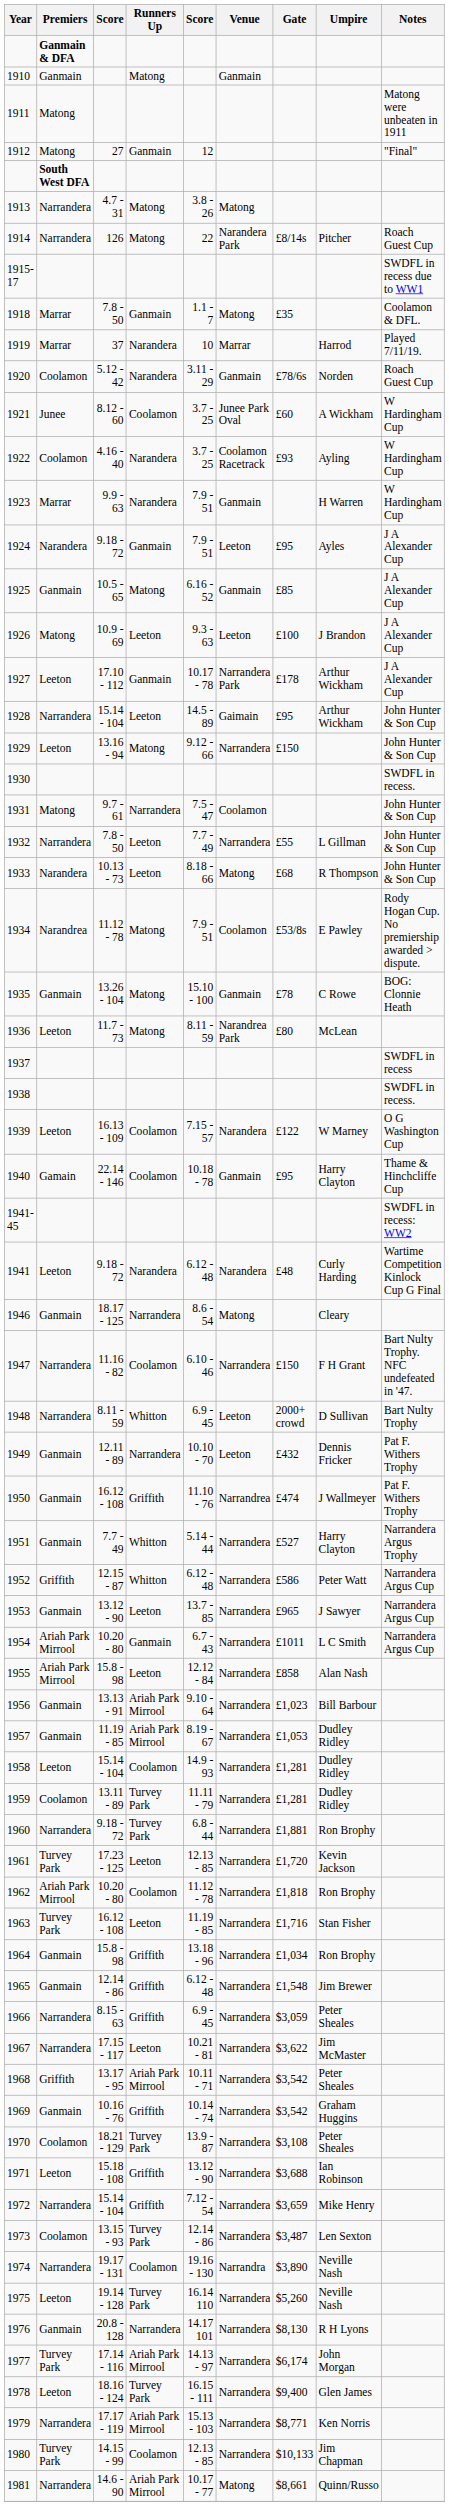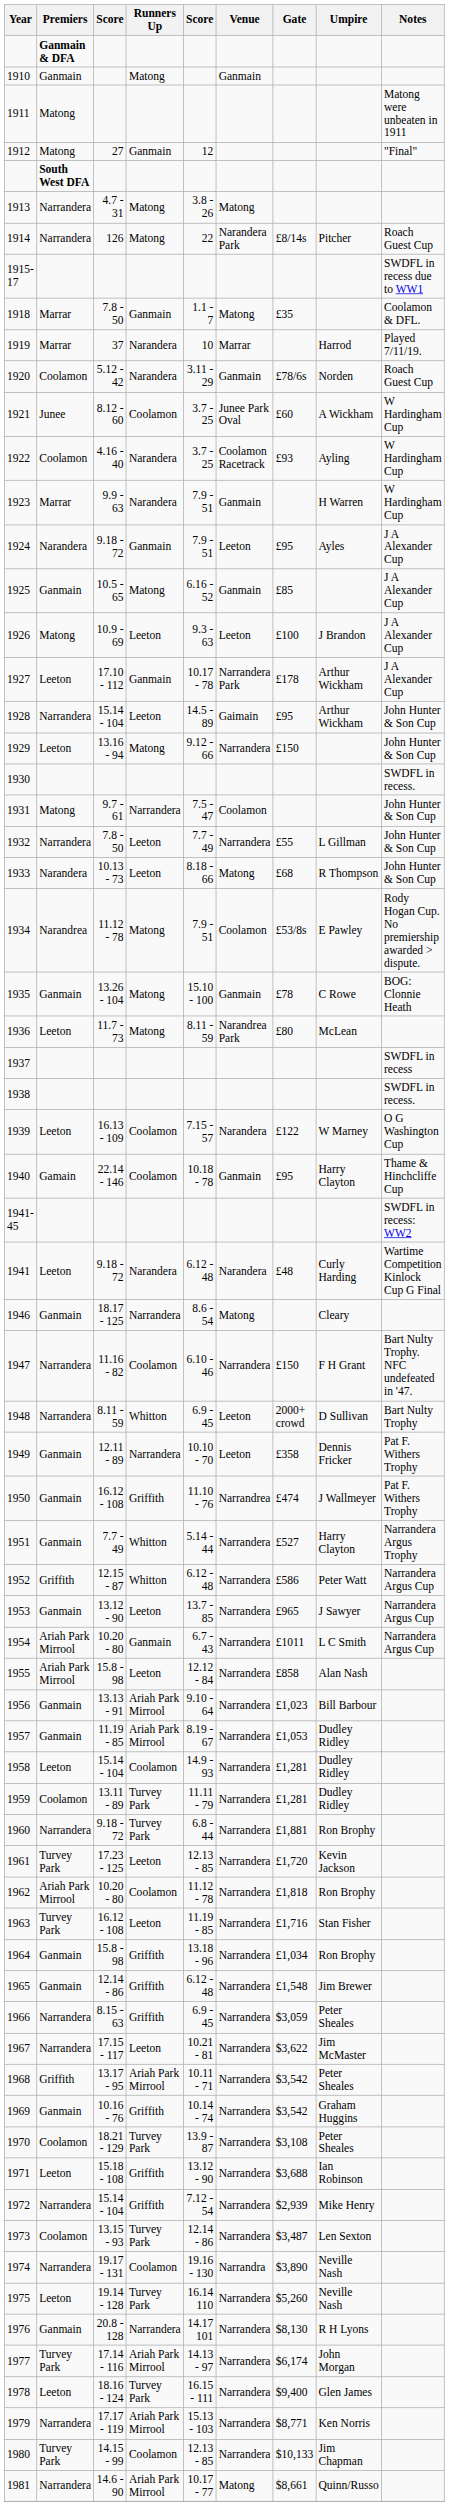(287, 1454) £432 -> (287, 1454) £358
(292, 2204) $3,659 -> (292, 2204) $2,939
